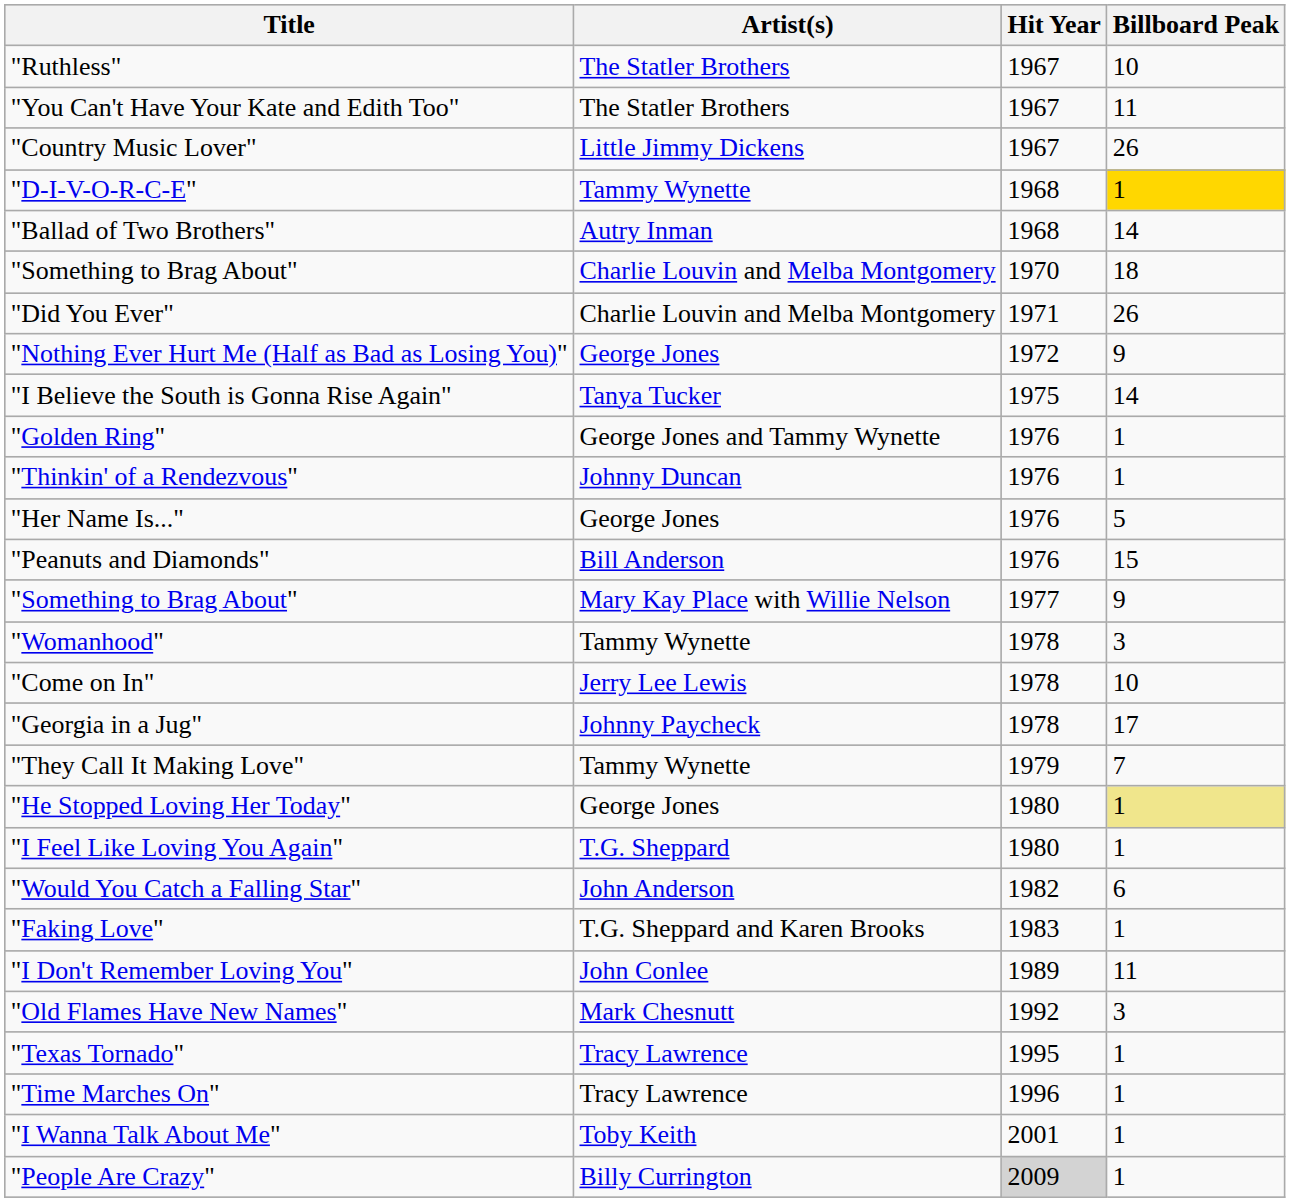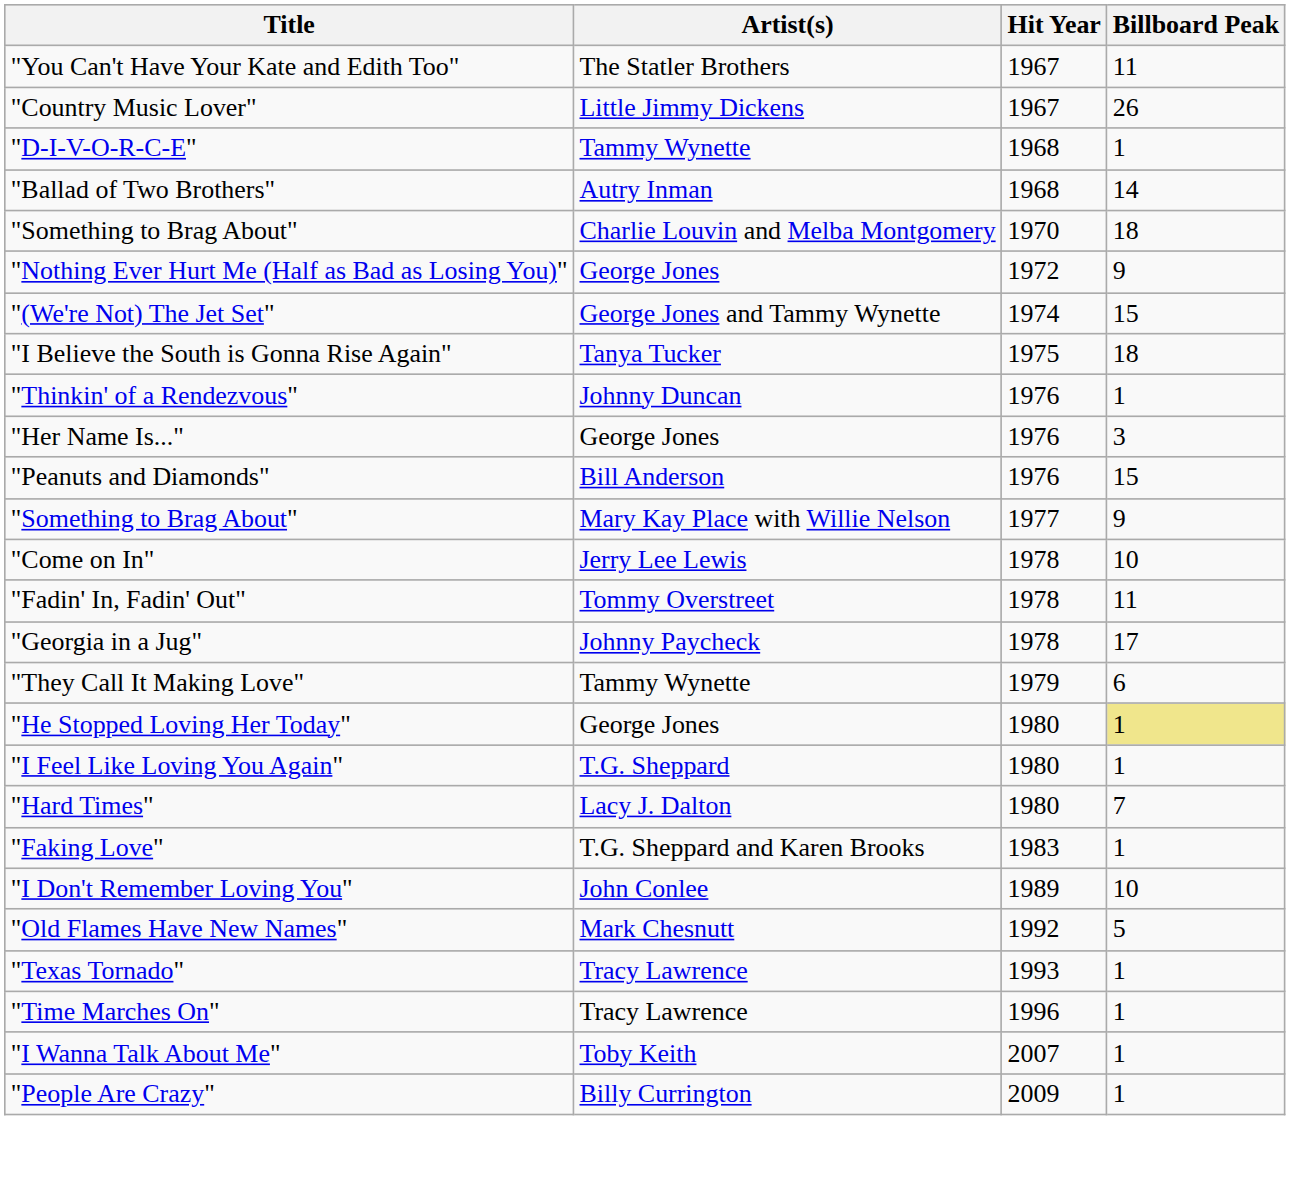- row: (66, 66)
(1119, 189) gold background -> (1119, 148) no background
- row: (92, 312)
+ row: (143, 312)
(1126, 395) 14 -> (1126, 353) 18
- row: (88, 436)
(1119, 518) 5 -> (1119, 436) 3
- row: (87, 641)
+ row: (128, 600)
(1119, 764) 7 -> (1119, 682) 6
+ row: (82, 806)
- row: (186, 888)
(1125, 970) 11 -> (1126, 888) 10
(1119, 1011) 3 -> (1119, 929) 5
(1033, 1052) 1995 -> (1033, 970) 1993
(1033, 1134) 2001 -> (1033, 1052) 2007
(1033, 1176) lightgrey background -> (1033, 1093) no background
